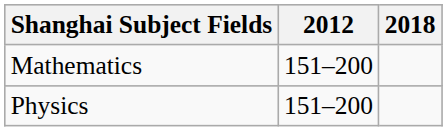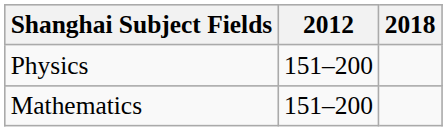rows swapped: (76, 65) <-> (50, 105)
